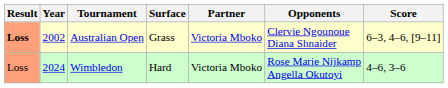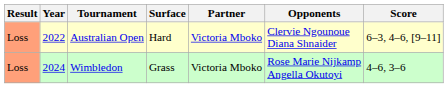(18, 37) bold -> (18, 37) normal
(54, 37) 2002 -> (54, 37) 2022
(162, 37) Grass -> (160, 37) Hard
(160, 67) Hard -> (162, 67) Grass
